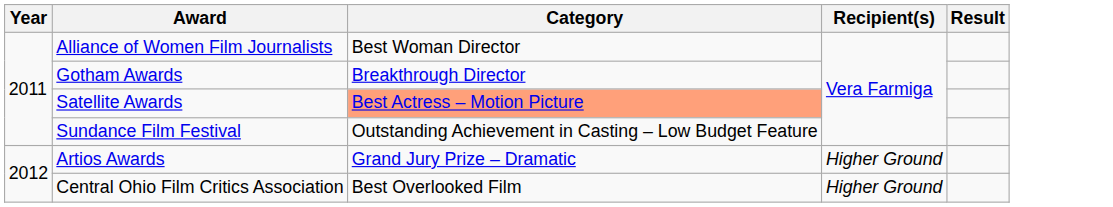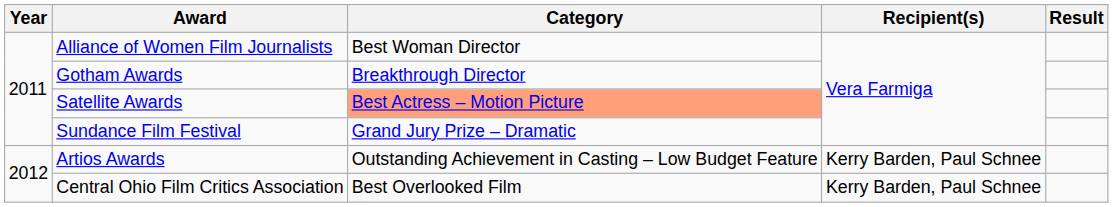(585, 131) Outstanding Achievement in Casting – Low Budget Feature -> (464, 131) Grand Jury Prize – Dramatic
(464, 159) Grand Jury Prize – Dramatic -> (585, 159) Outstanding Achievement in Casting – Low Budget Feature
(884, 159) Higher Ground -> (934, 159) Kerry Barden, Paul Schnee
(884, 187) Higher Ground -> (934, 187) Kerry Barden, Paul Schnee
